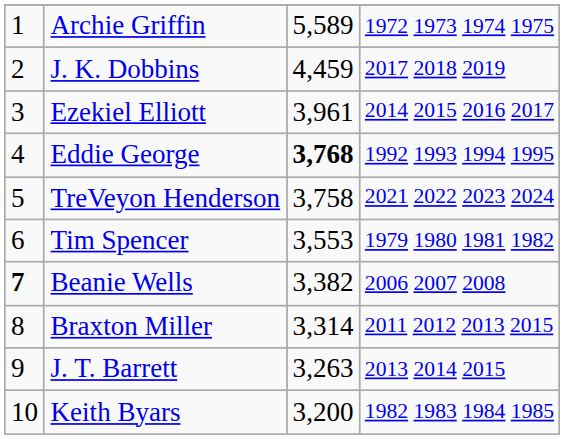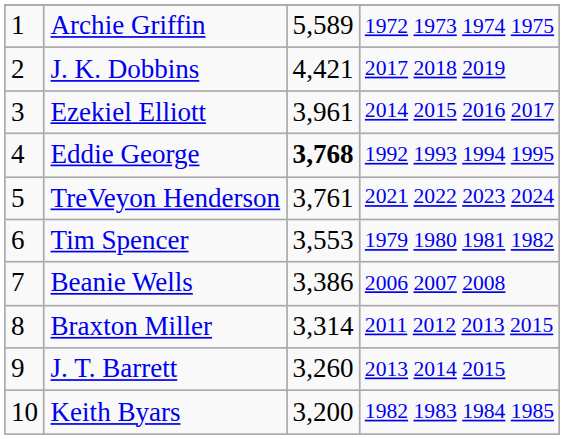(323, 68) 4,459 -> (323, 68) 4,421
(323, 197) 3,758 -> (323, 197) 3,761
(18, 283) bold -> (18, 283) normal
(323, 283) 3,382 -> (323, 283) 3,386
(323, 369) 3,263 -> (323, 369) 3,260
